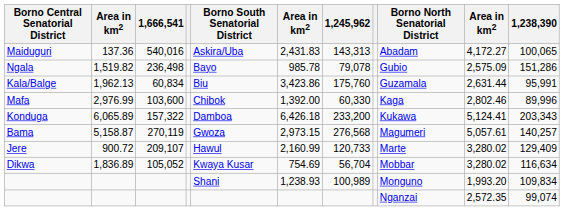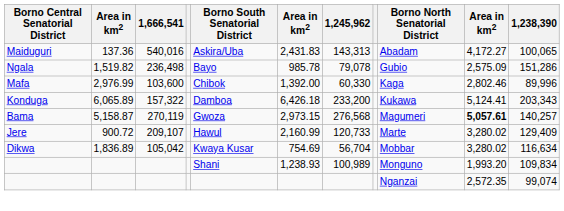- row: (31, 84)
(487, 133) normal -> (487, 116) bold
(165, 165) 105,052 -> (165, 149) 105,042
